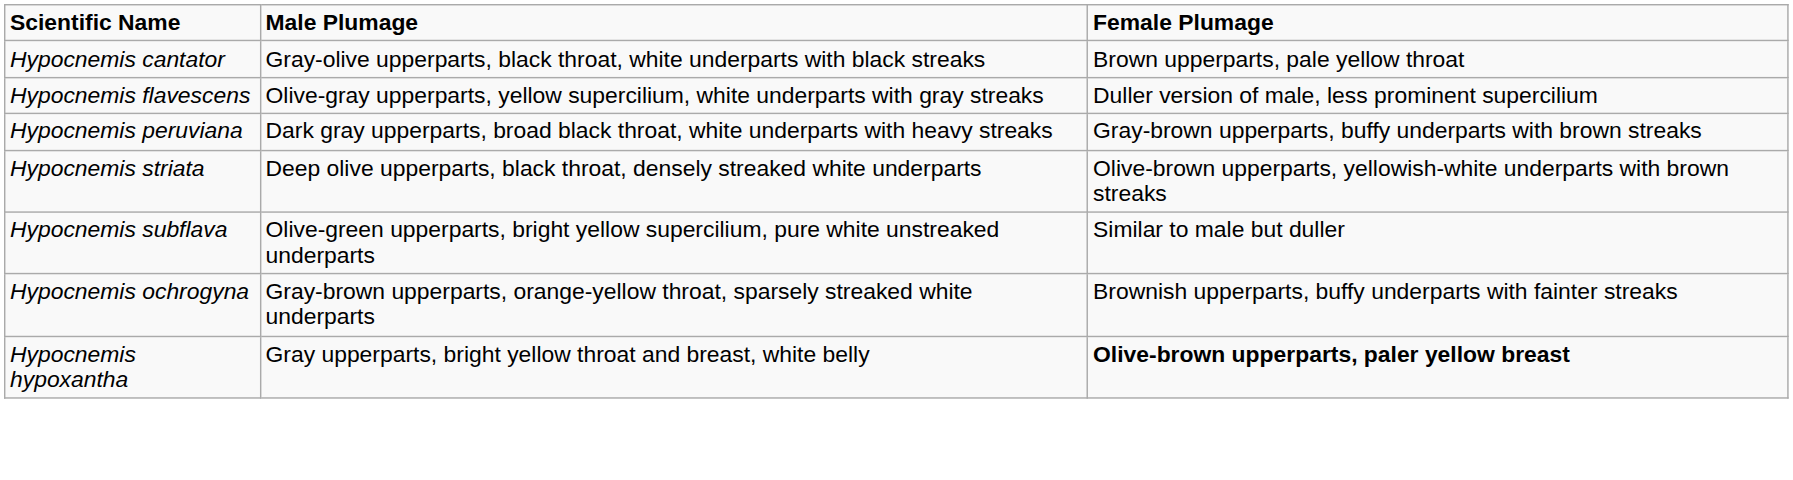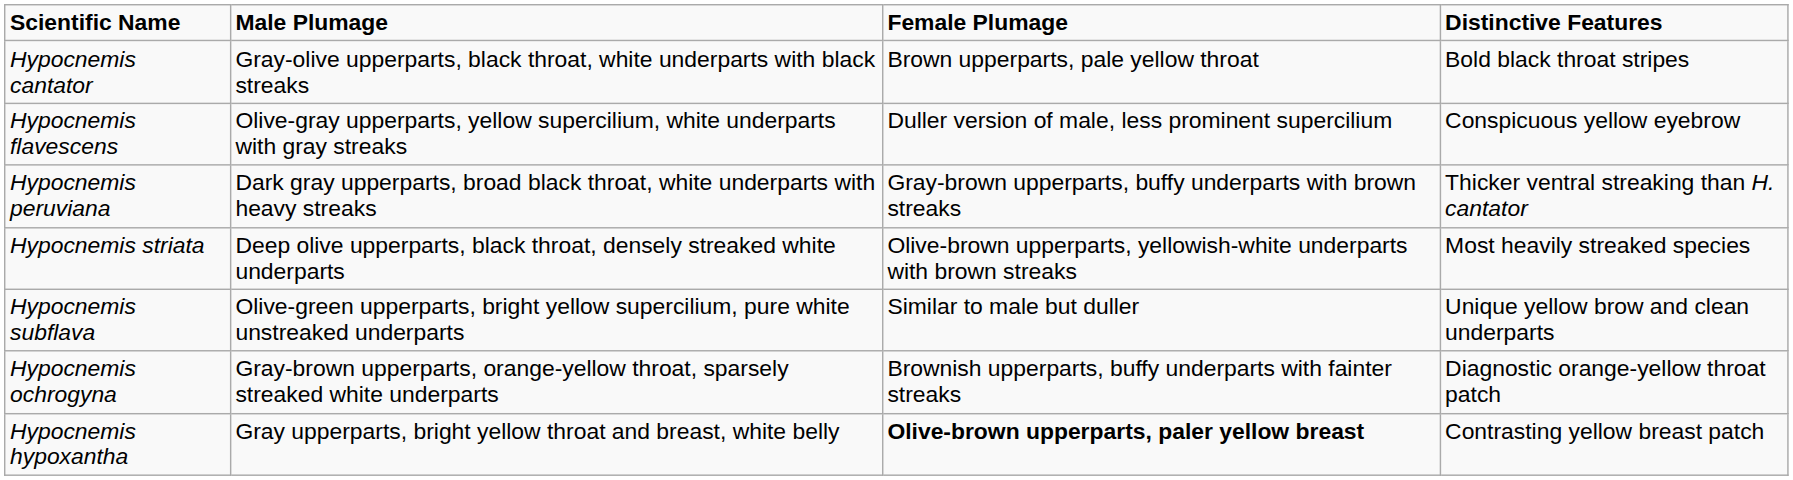+ column: (1554, 22)
